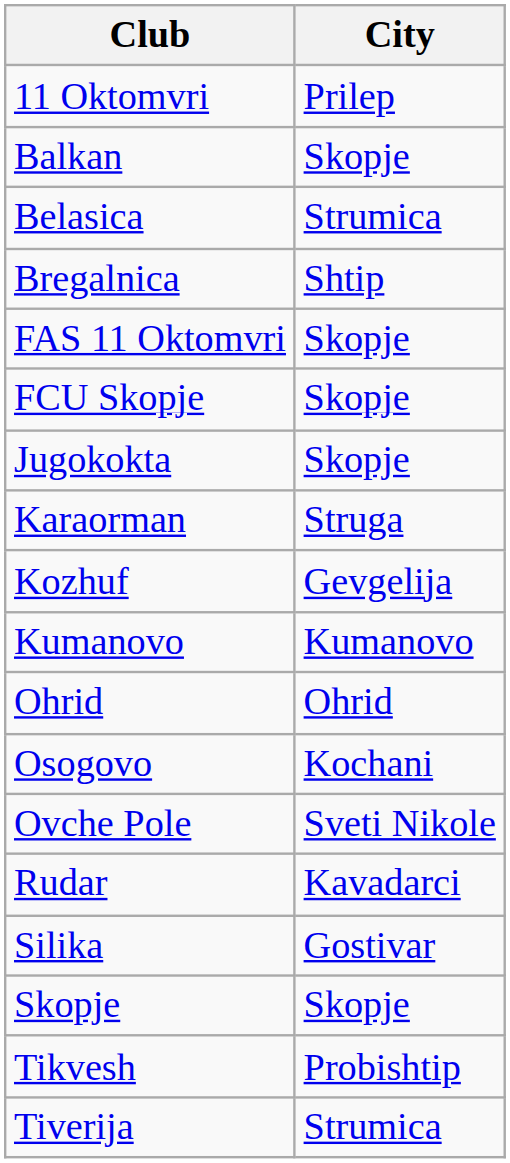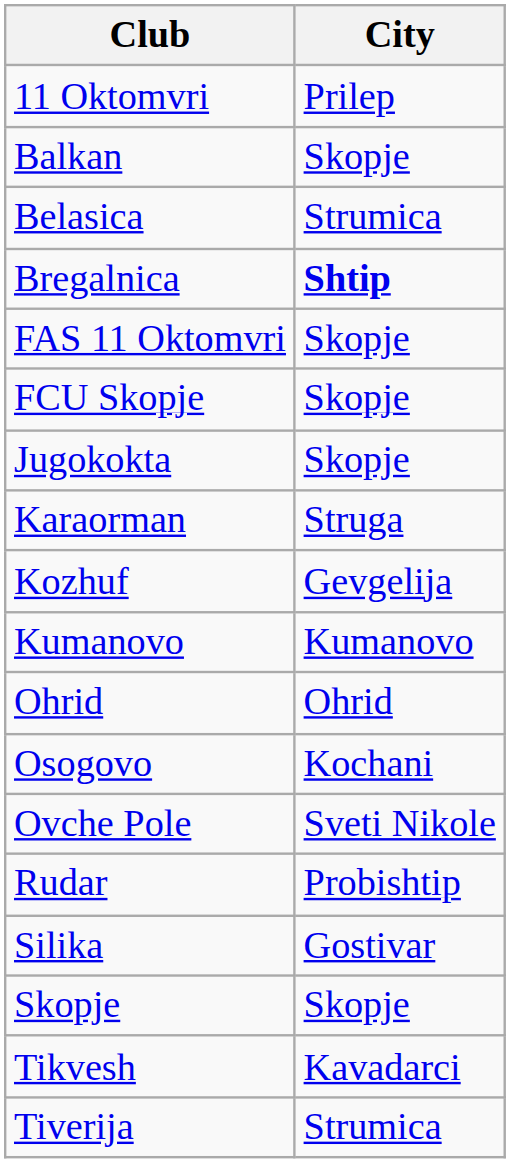(344, 277) normal -> (347, 277) bold
(382, 883) Kavadarci -> (382, 883) Probishtip
(382, 1065) Probishtip -> (382, 1065) Kavadarci
